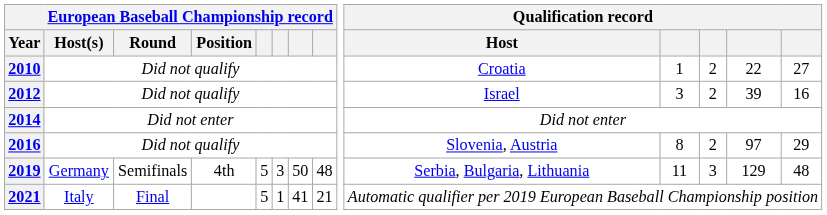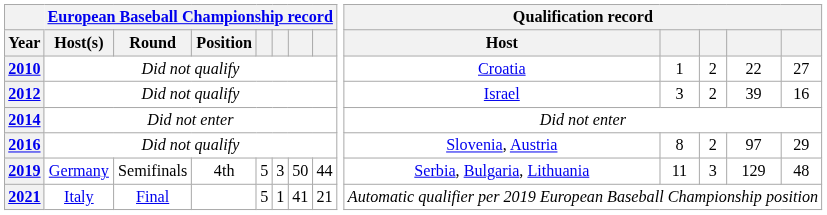(325, 171) 48 -> (325, 171) 44
